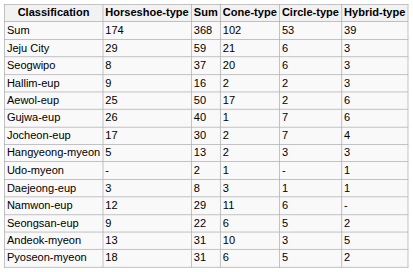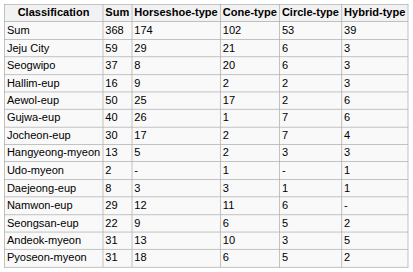columns swapped: (206, 13) <-> (147, 13)
